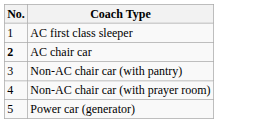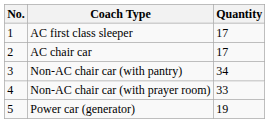+ column: (239, 14)
(10, 52) bold -> (10, 52) normal
